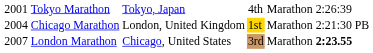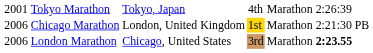(16, 25) 2004 -> (16, 25) 2006
(16, 41) 2007 -> (16, 41) 2006
